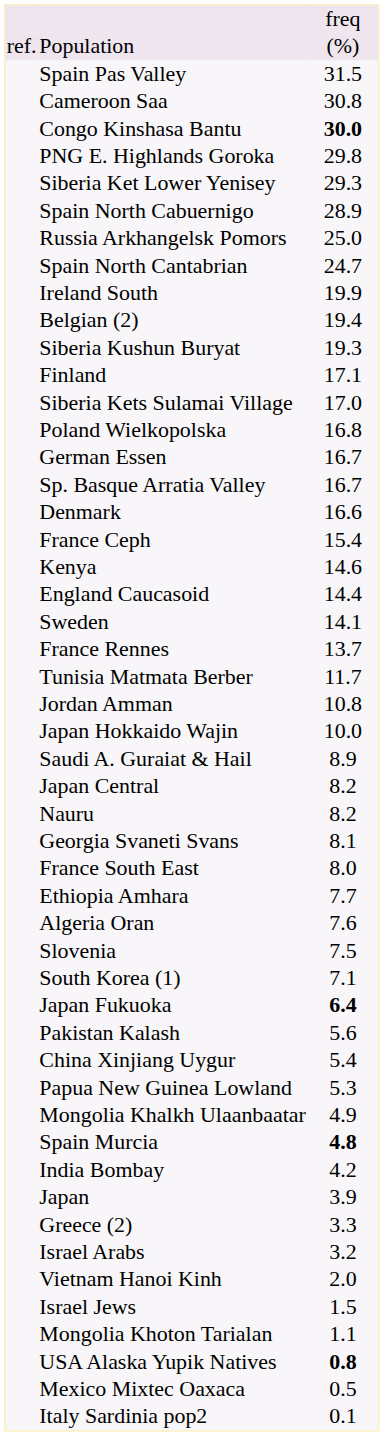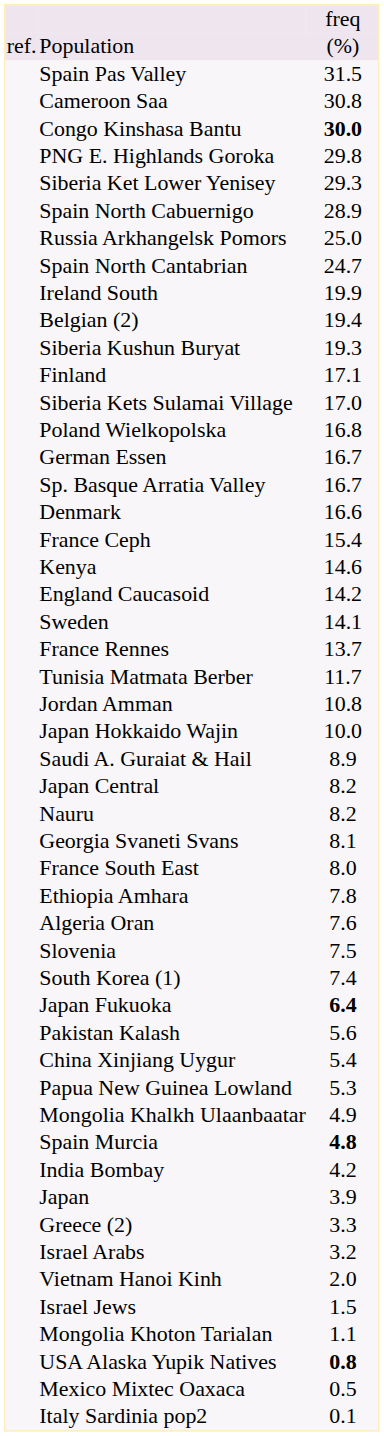(343, 594) 14.4 -> (343, 594) 14.2
(343, 895) 7.7 -> (343, 895) 7.8
(343, 977) 7.1 -> (343, 977) 7.4
